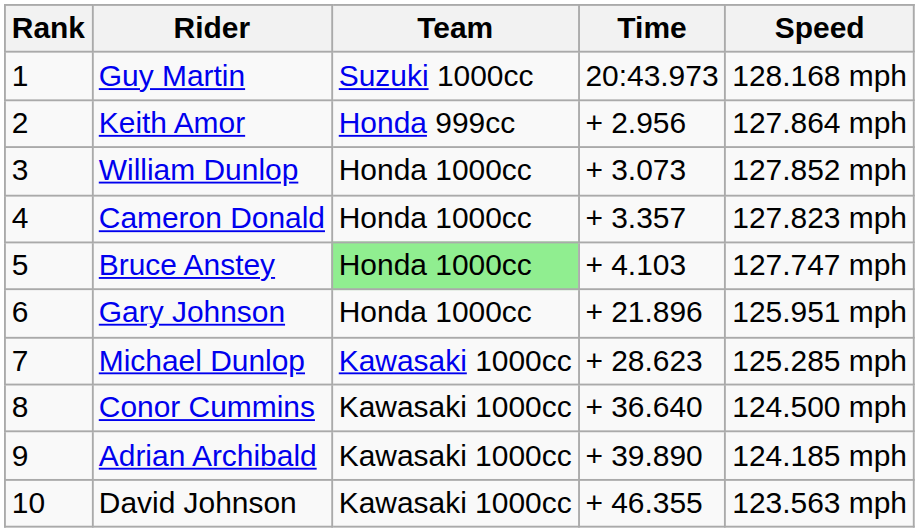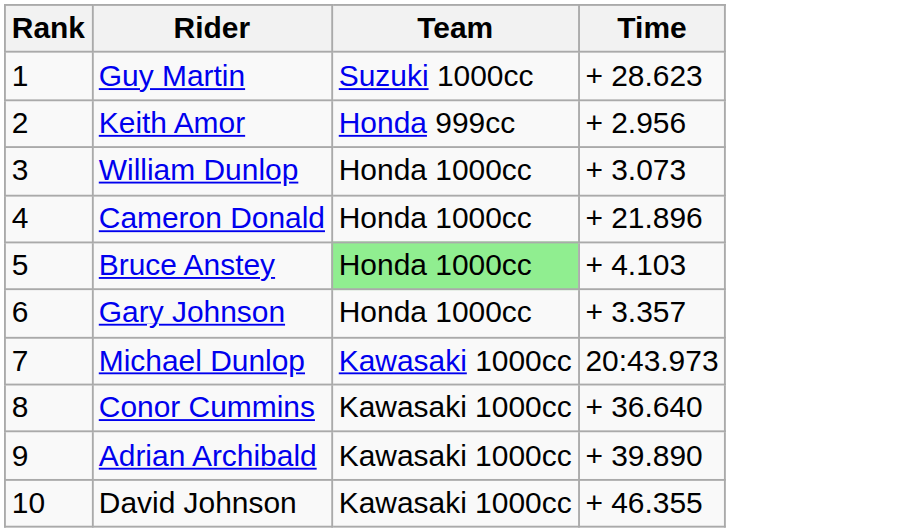- column: (820, 28)
(652, 75) 20:43.973 -> (644, 75) + 28.623
(636, 218) + 3.357 -> (644, 218) + 21.896
(644, 312) + 21.896 -> (636, 312) + 3.357
(644, 360) + 28.623 -> (652, 360) 20:43.973
